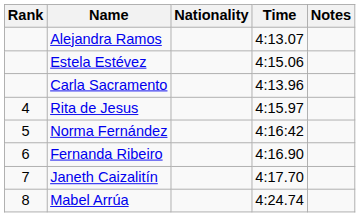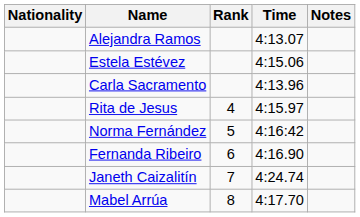columns swapped: (26, 16) <-> (211, 16)
(280, 177) 4:17.70 -> (280, 177) 4:24.74
(280, 200) 4:24.74 -> (280, 200) 4:17.70
